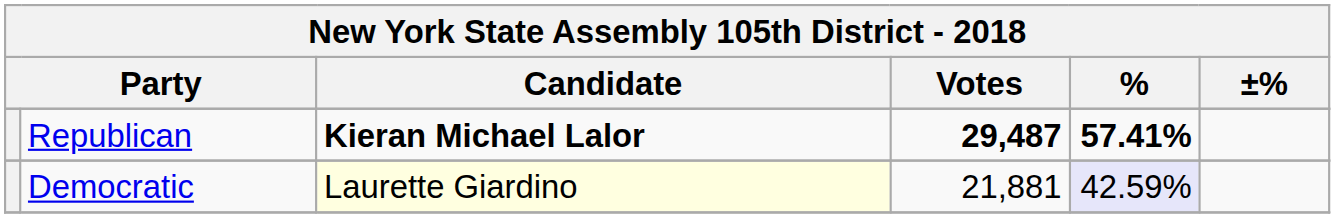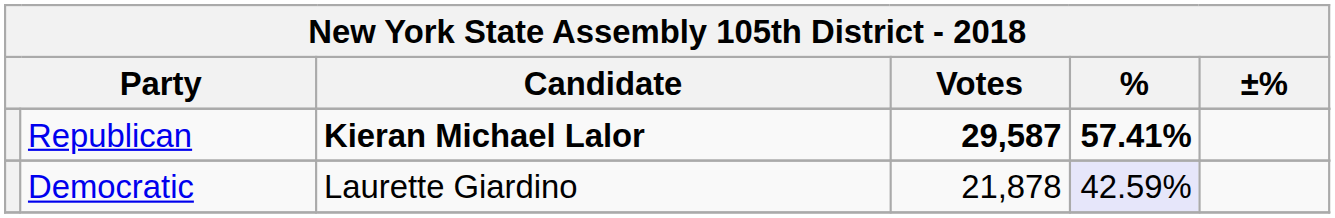(1011, 135) 29,487 -> (1011, 135) 29,587
(451, 187) lightyellow background -> (451, 187) no background
(1011, 187) 21,881 -> (1011, 187) 21,878
